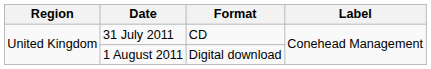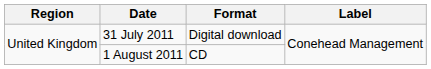(198, 34) CD -> (235, 34) Digital download
(235, 54) Digital download -> (198, 54) CD
